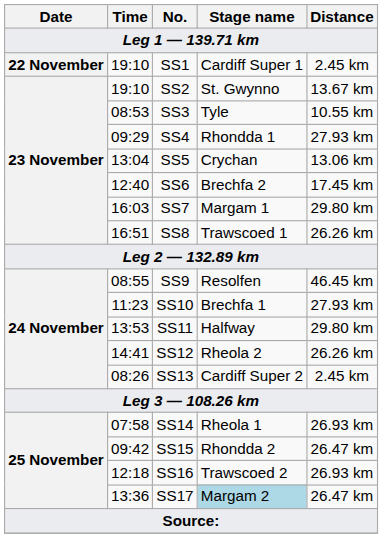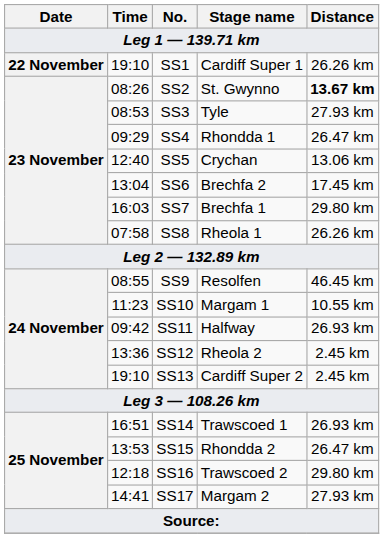(342, 64) 2.45 km -> (342, 64) 26.26 km
(130, 88) 19:10 -> (130, 88) 08:26
(342, 88) normal -> (342, 88) bold
(342, 112) 10.55 km -> (342, 112) 27.93 km
(342, 136) 27.93 km -> (342, 136) 26.47 km
(130, 160) 13:04 -> (130, 160) 12:40
(130, 184) 12:40 -> (130, 184) 13:04
(235, 208) Margam 1 -> (233, 208) Brechfa 1
(130, 232) 16:51 -> (130, 232) 07:58
(244, 232) Trawscoed 1 -> (231, 232) Rheola 1
(233, 304) Brechfa 1 -> (235, 304) Margam 1
(342, 304) 27.93 km -> (342, 304) 10.55 km
(130, 328) 13:53 -> (130, 328) 09:42
(342, 328) 29.80 km -> (342, 328) 26.93 km
(130, 352) 14:41 -> (130, 352) 13:36
(342, 352) 26.26 km -> (342, 352) 2.45 km
(130, 376) 08:26 -> (130, 376) 19:10
(130, 424) 07:58 -> (130, 424) 16:51
(231, 424) Rheola 1 -> (244, 424) Trawscoed 1
(130, 448) 09:42 -> (130, 448) 13:53
(342, 472) 26.93 km -> (342, 472) 29.80 km
(130, 496) 13:36 -> (130, 496) 14:41
(235, 496) lightblue background -> (235, 496) no background
(342, 496) 26.47 km -> (342, 496) 27.93 km
